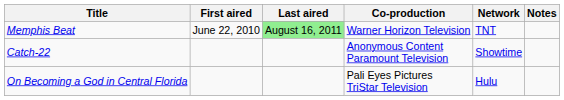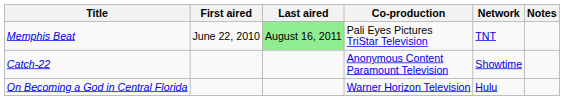(409, 30) Warner Horizon Television -> (390, 36) Pali Eyes Pictures TriStar Television
(390, 81) Pali Eyes Pictures TriStar Television -> (409, 87) Warner Horizon Television
